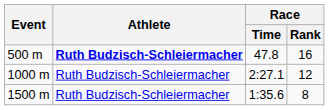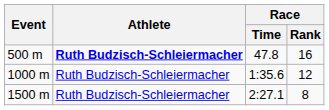(266, 75) 2:27.1 -> (266, 75) 1:35.6
(266, 95) 1:35.6 -> (266, 95) 2:27.1
